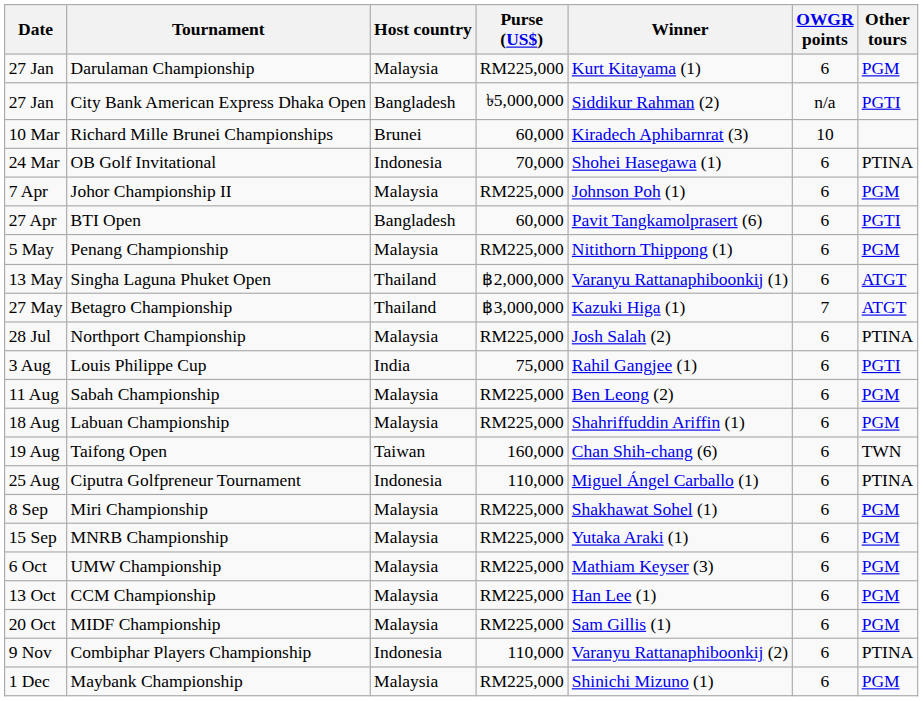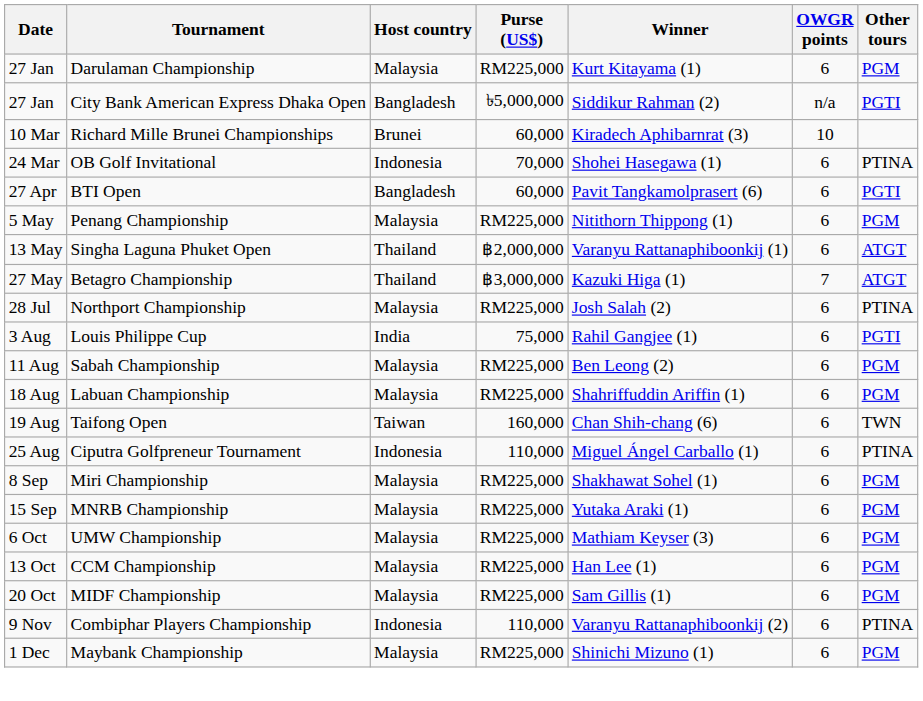- row: (151, 191)
